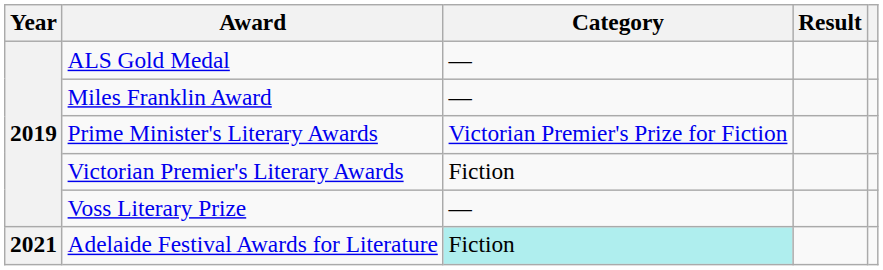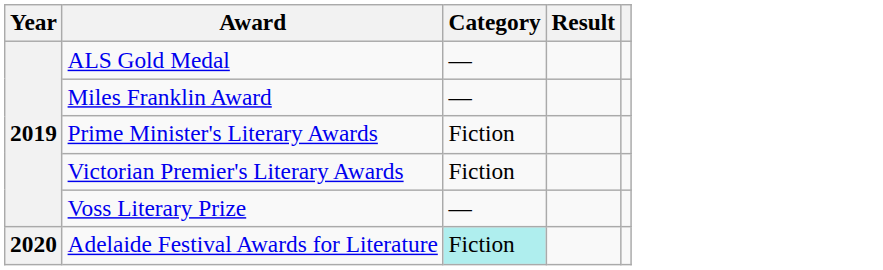(618, 134) Victorian Premier's Prize for Fiction -> (482, 134) Fiction
(33, 245) 2021 -> (33, 245) 2020
